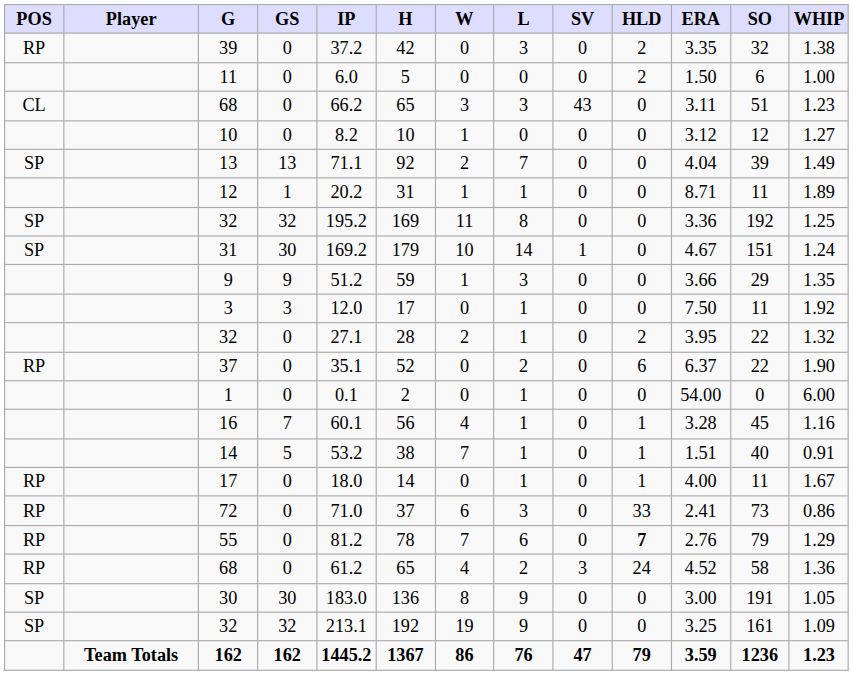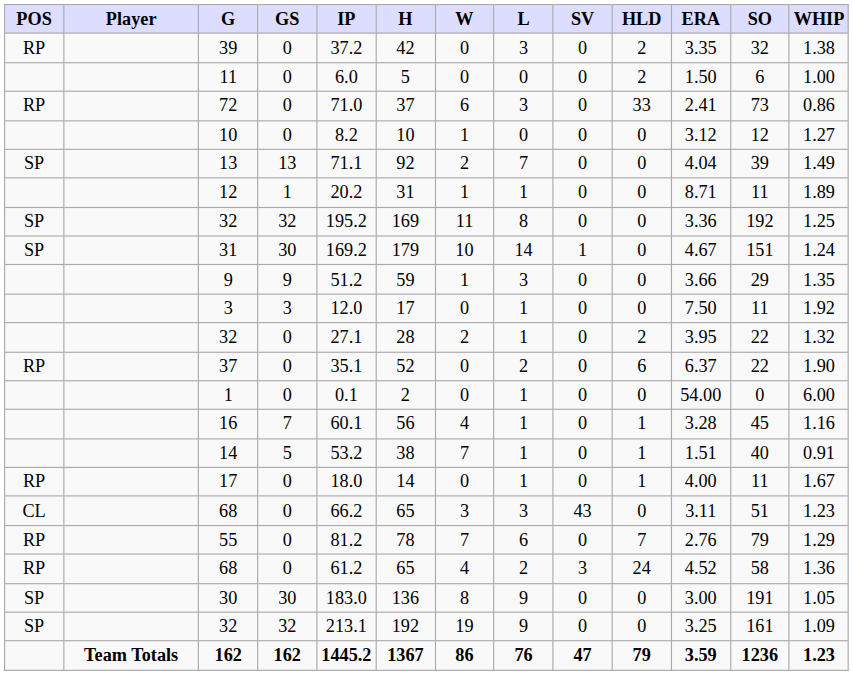rows swapped: (34, 510) <-> (34, 105)
(642, 539) bold -> (642, 539) normal
